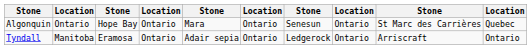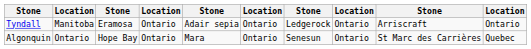rows swapped: (24, 38) <-> (28, 24)
